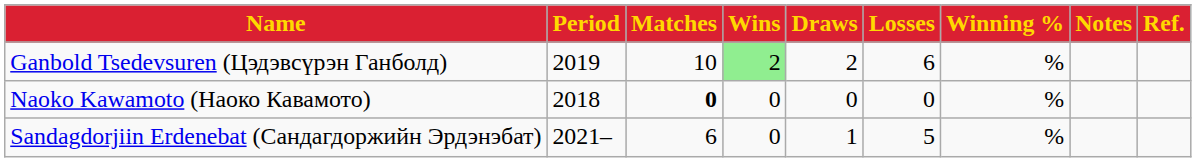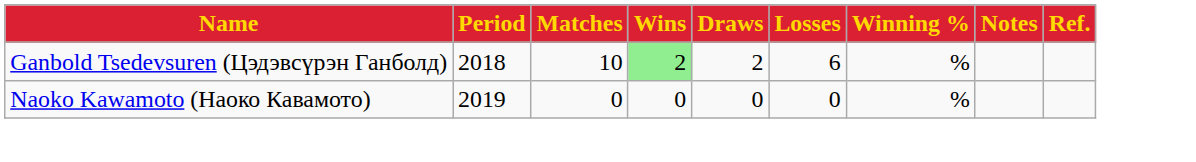(576, 61) 2019 -> (482, 61) 2018
(576, 99) 2018 -> (482, 99) 2019
(711, 99) bold -> (617, 99) normal
- row: (276, 136)
